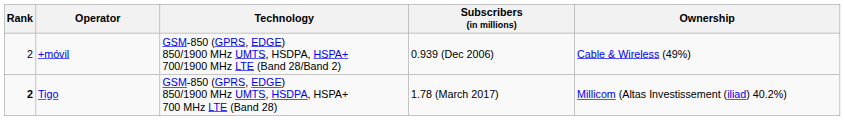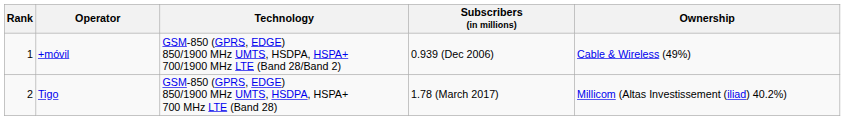(30, 54) 2 -> (30, 54) 1
(30, 95) bold -> (30, 95) normal
